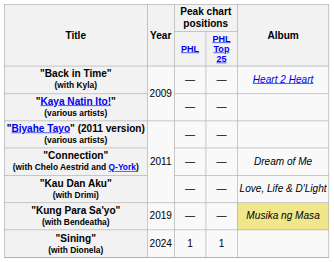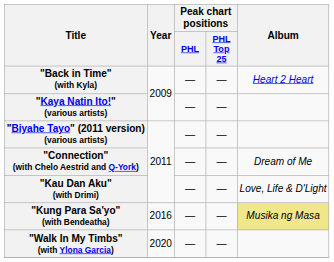(161, 216) 2019 -> (161, 216) 2016
+ row: (76, 243)
- row: (76, 243)
